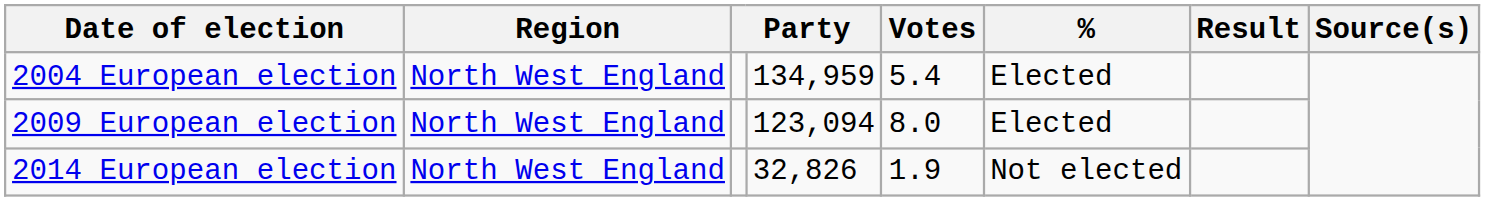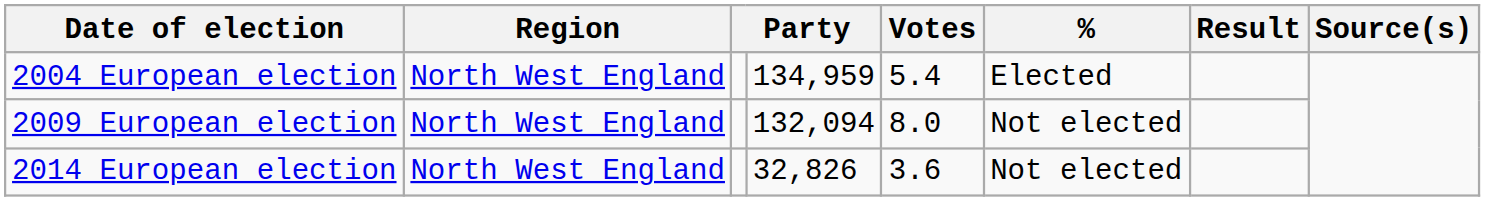(814, 124) 123,094 -> (814, 124) 132,094
(1051, 124) Elected -> (1086, 124) Not elected
(915, 171) 1.9 -> (915, 171) 3.6
